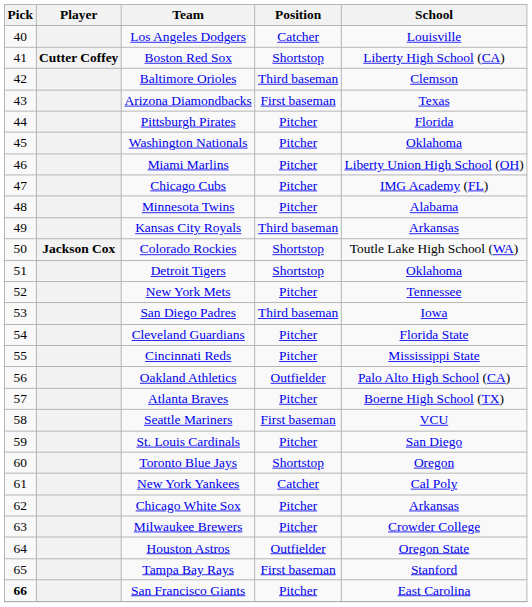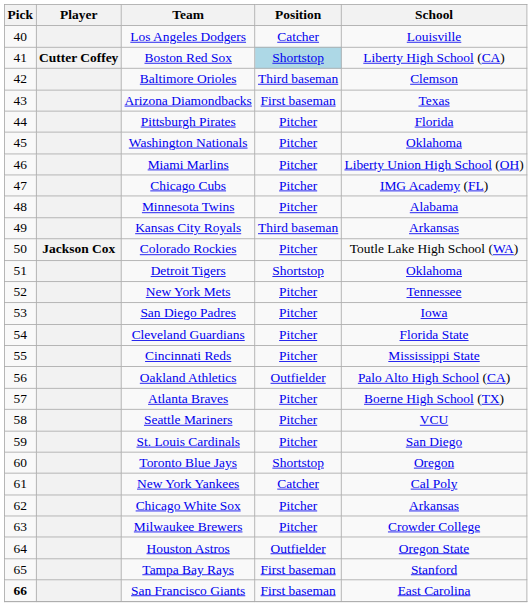(298, 57) no background -> (298, 57) lightblue background
(298, 249) Shortstop -> (298, 249) Pitcher
(298, 313) Third baseman -> (298, 313) Pitcher
(298, 420) First baseman -> (298, 420) Pitcher
(298, 590) Pitcher -> (298, 590) First baseman
